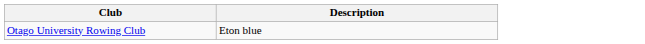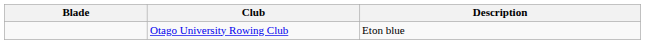+ column: (76, 13)
